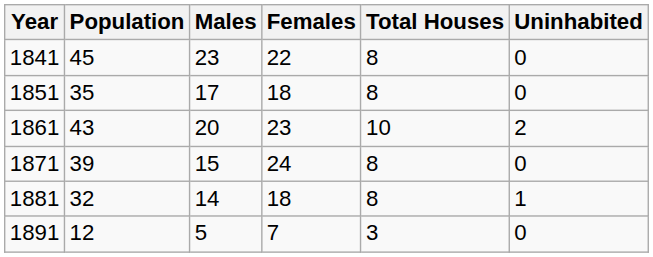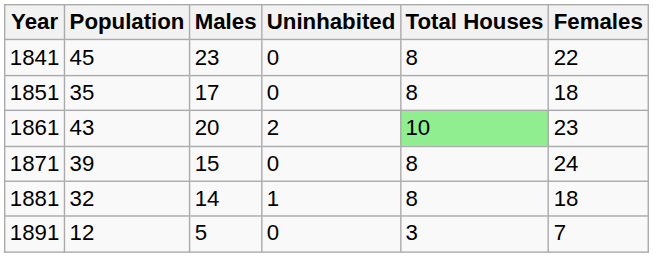columns swapped: (311, 22) <-> (579, 22)
(378, 127) no background -> (418, 127) lightgreen background
